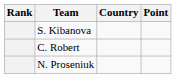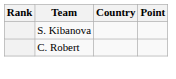- row: (66, 64)
